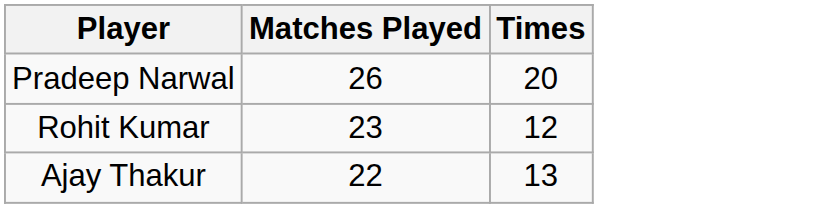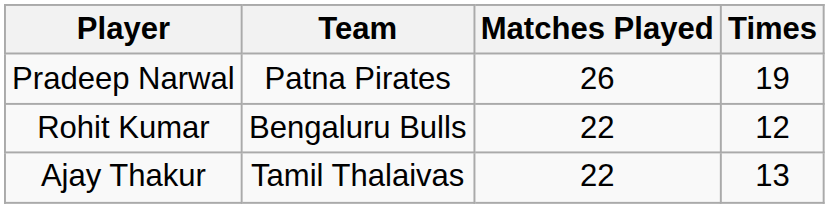+ column: (358, 29)
(541, 78) 20 -> (773, 78) 19
(365, 127) 23 -> (597, 127) 22
